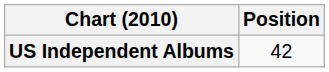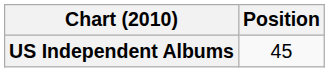(281, 50) 42 -> (281, 50) 45
